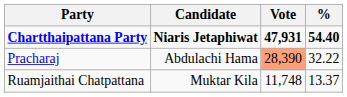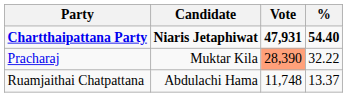(211, 59) Abdulachi Hama -> (224, 59) Muktar Kila
(224, 80) Muktar Kila -> (211, 80) Abdulachi Hama
